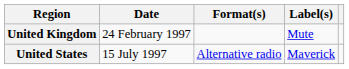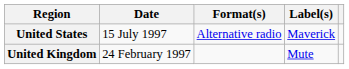rows swapped: (52, 34) <-> (52, 53)
